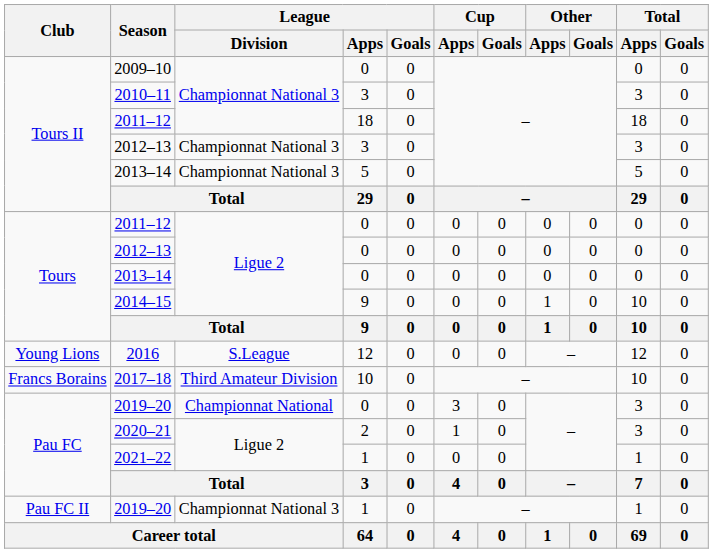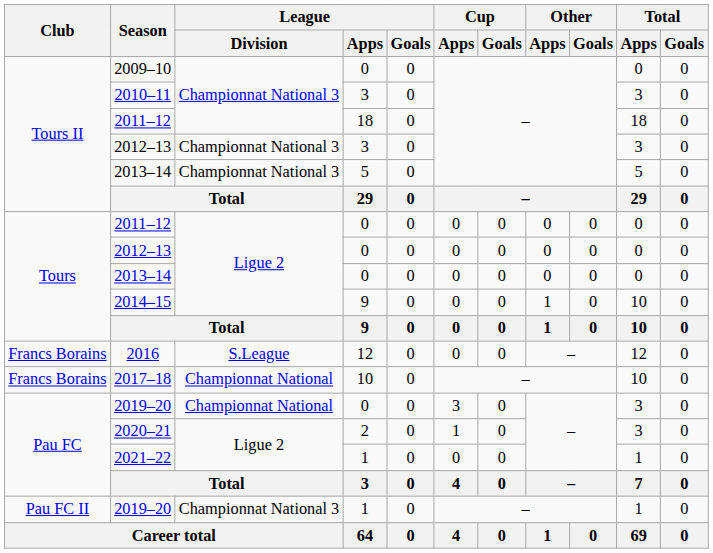(57, 353) Young Lions -> (57, 353) Francs Borains
(259, 379) Third Amateur Division -> (259, 379) Championnat National
